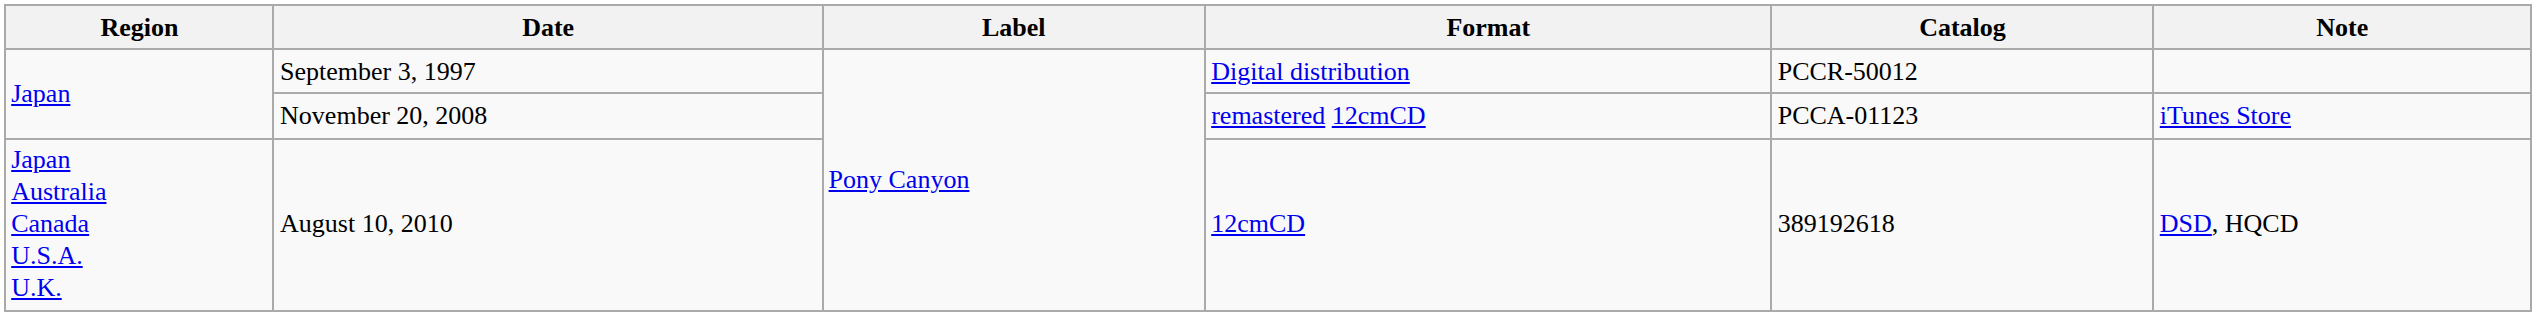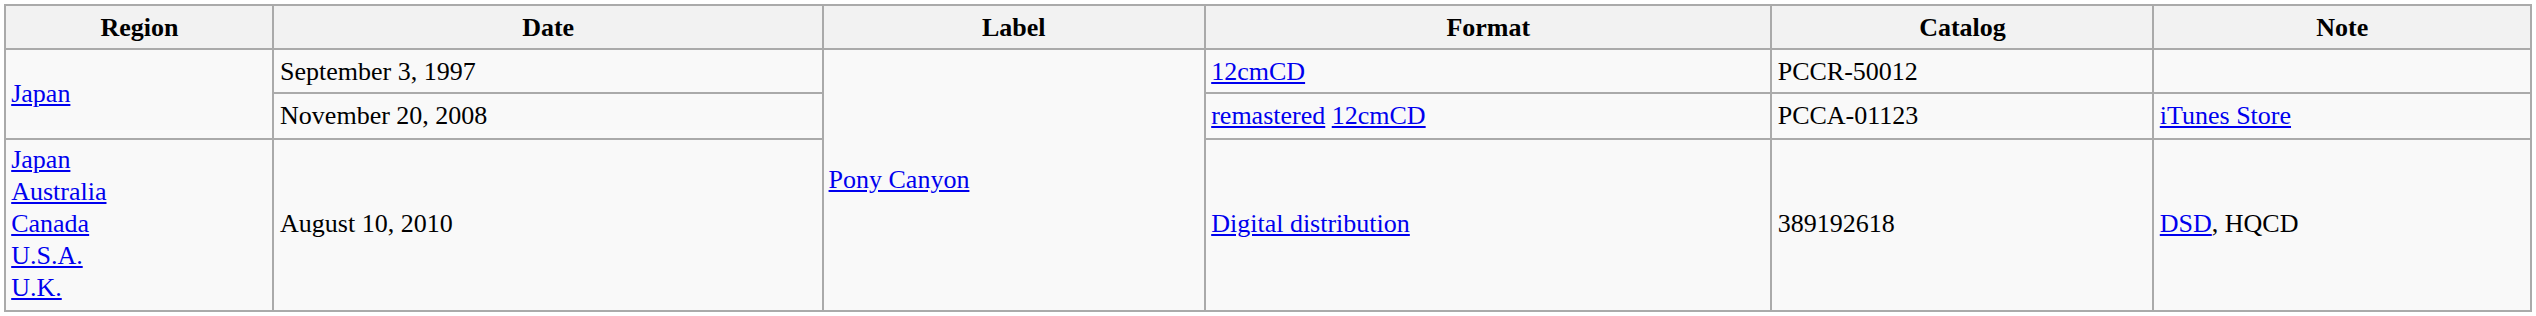(1310, 71) Digital distribution -> (1258, 71) 12cmCD
(1258, 223) 12cmCD -> (1310, 223) Digital distribution
